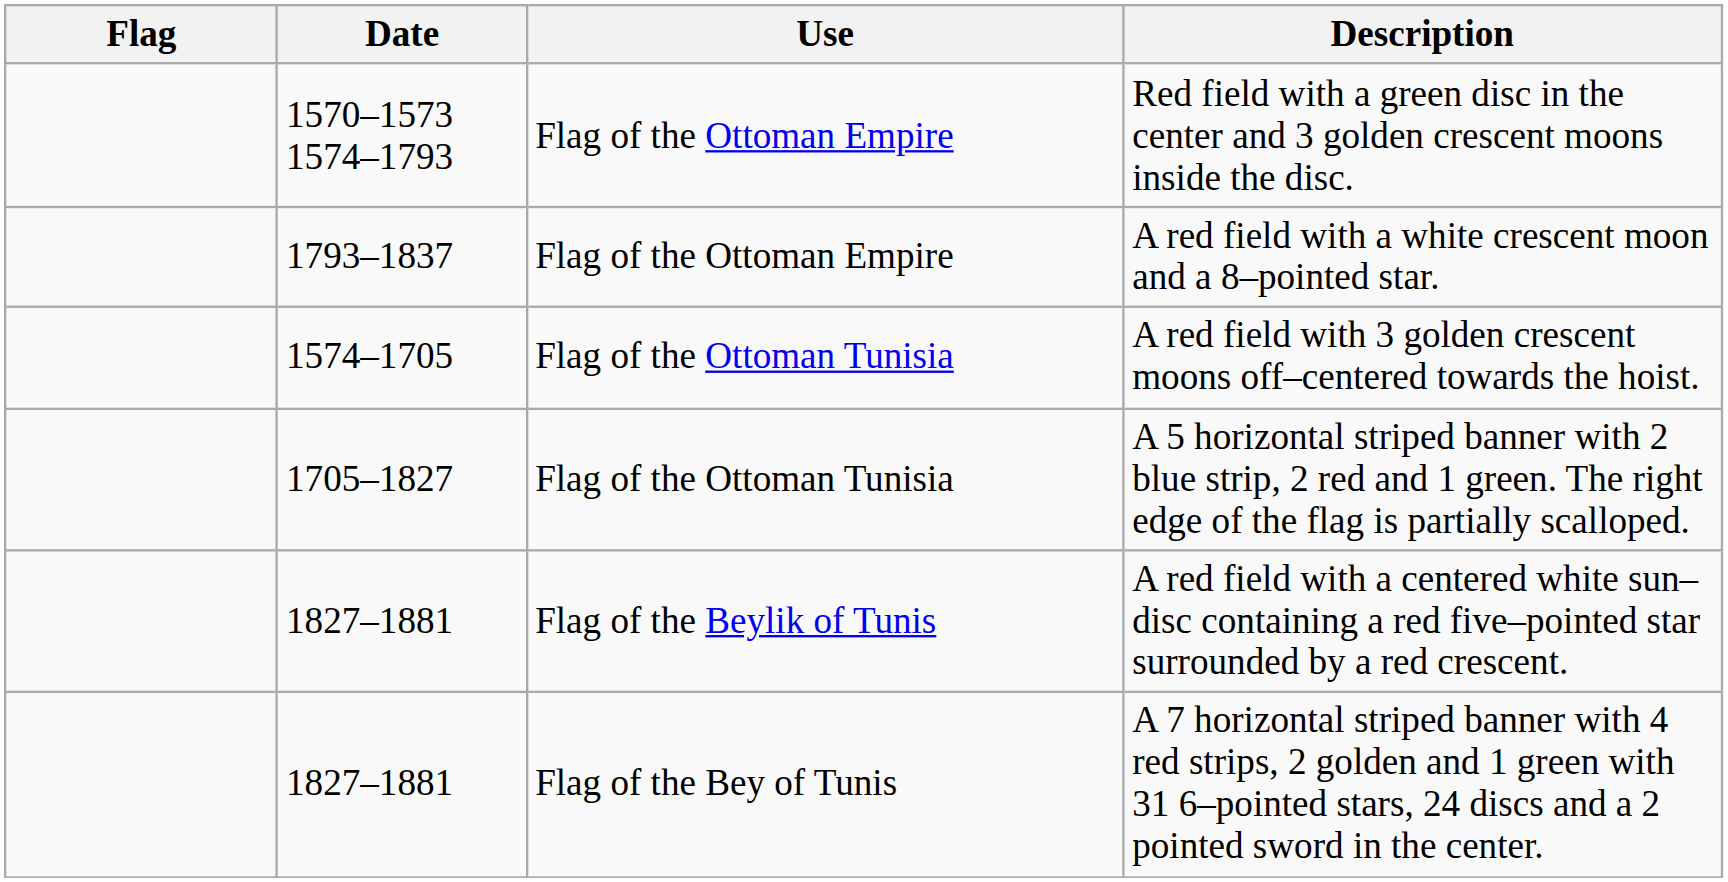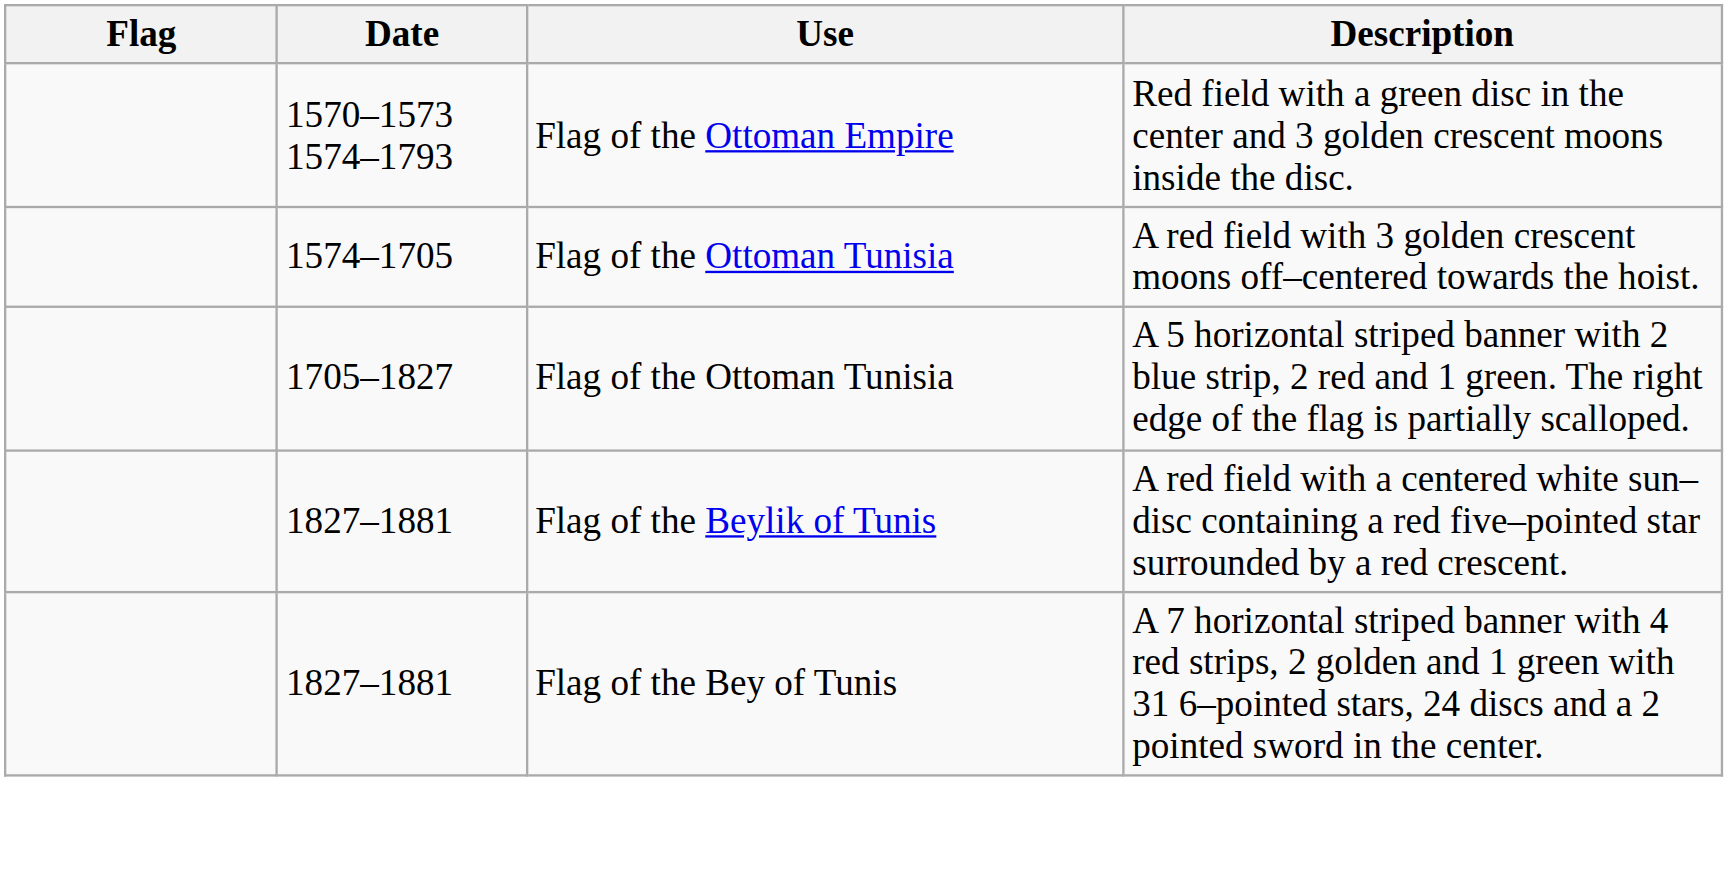- row: (1420, 256)
